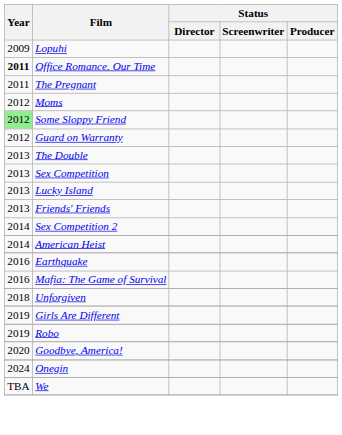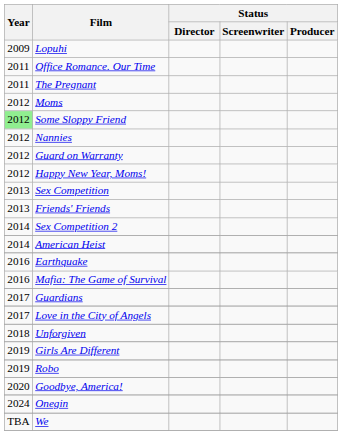(18, 66) bold -> (18, 66) normal
+ row: (54, 137)
+ row: (91, 173)
- row: (61, 155)
- row: (64, 191)
+ row: (59, 297)
+ row: (93, 315)
